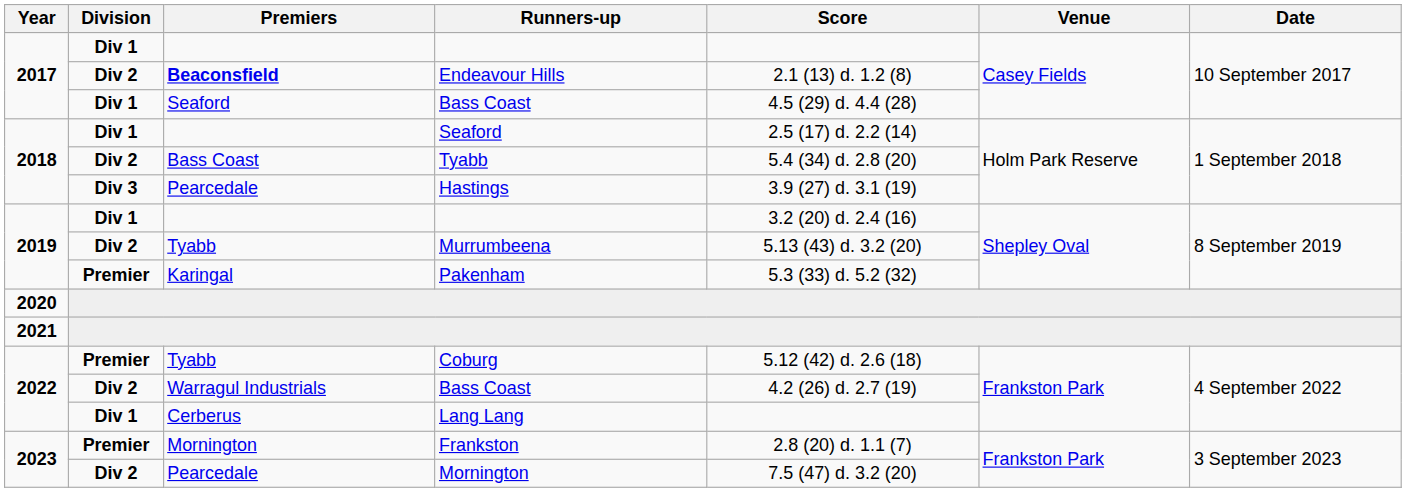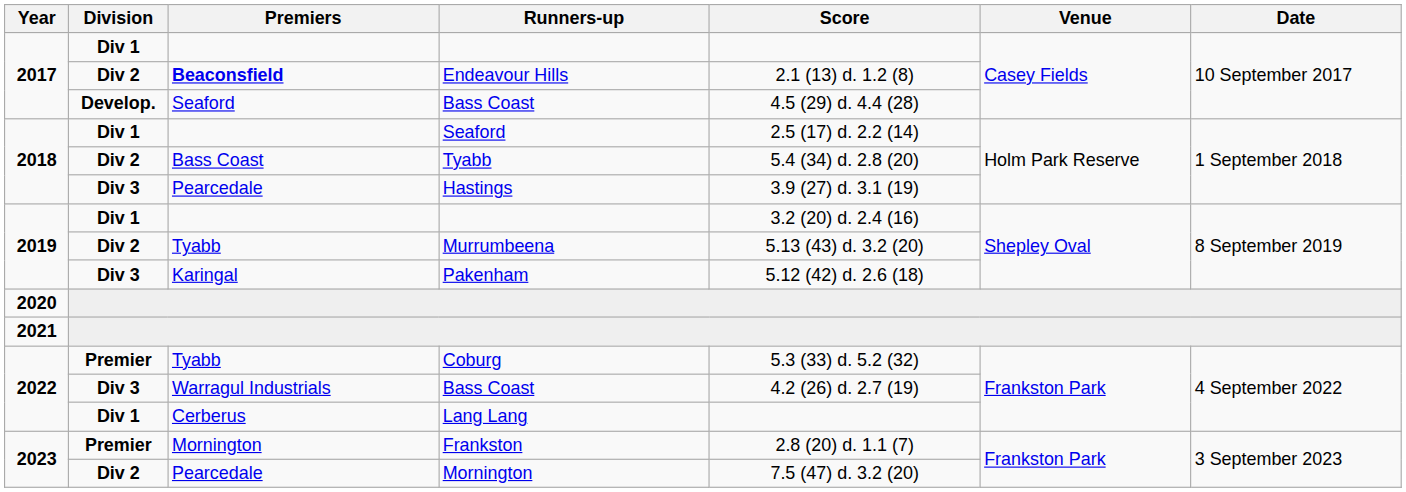(116, 103) Div 1 -> (118, 103) Develop.
(116, 274) Premier -> (118, 274) Div 3
(843, 274) 5.3 (33) d. 5.2 (32) -> (845, 274) 5.12 (42) d. 2.6 (18)
(843, 359) 5.12 (42) d. 2.6 (18) -> (845, 359) 5.3 (33) d. 5.2 (32)
(116, 388) Div 2 -> (118, 388) Div 3
